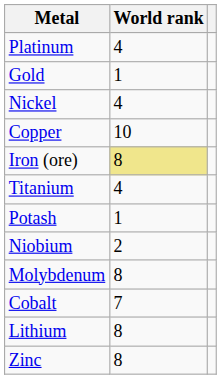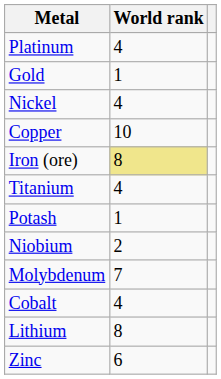(118, 274) 8 -> (118, 274) 7
(118, 302) 7 -> (118, 302) 4
(118, 359) 8 -> (118, 359) 6
